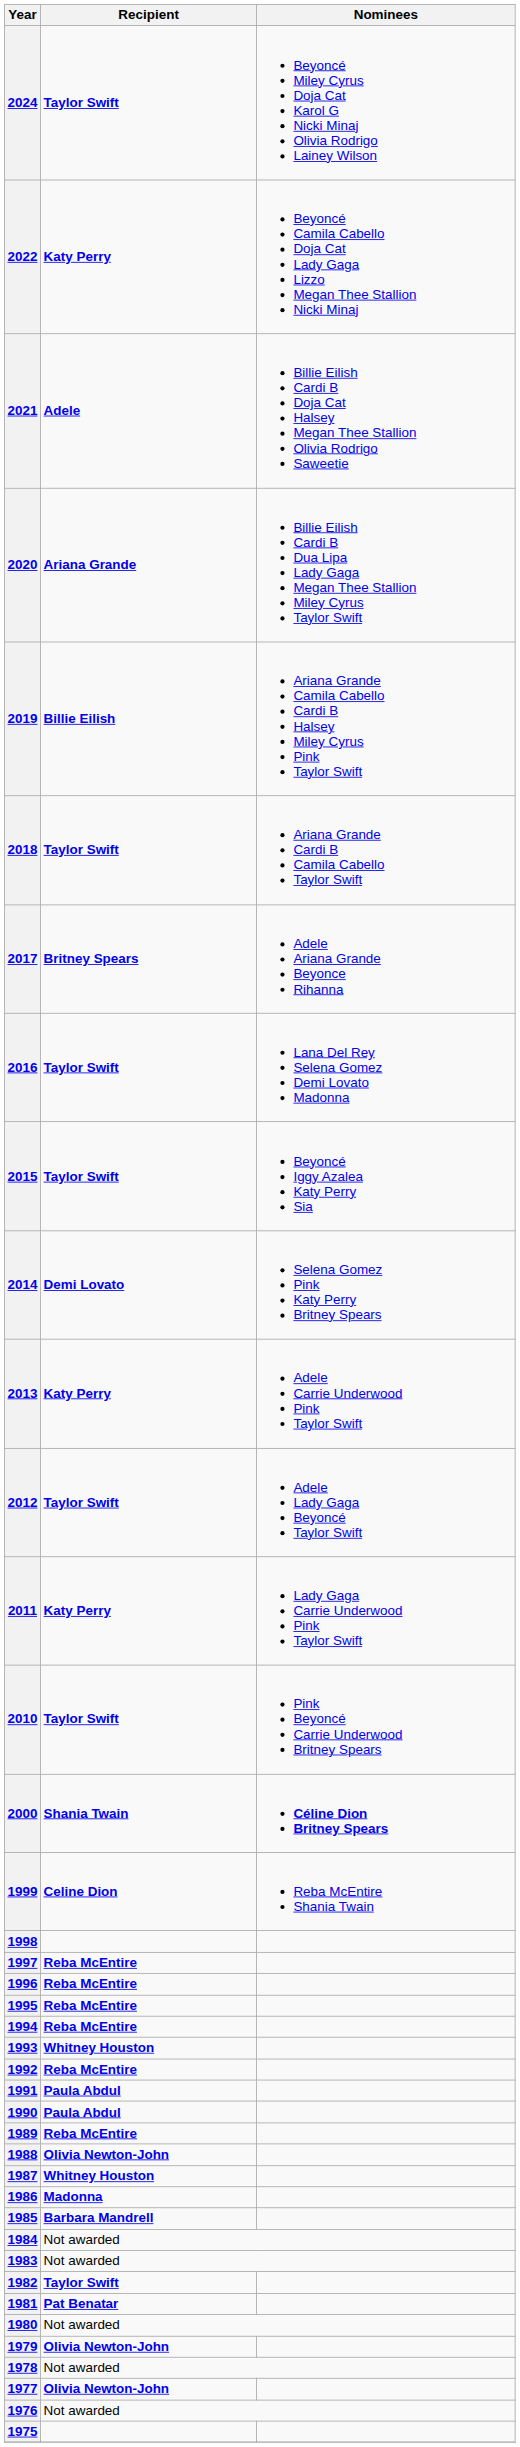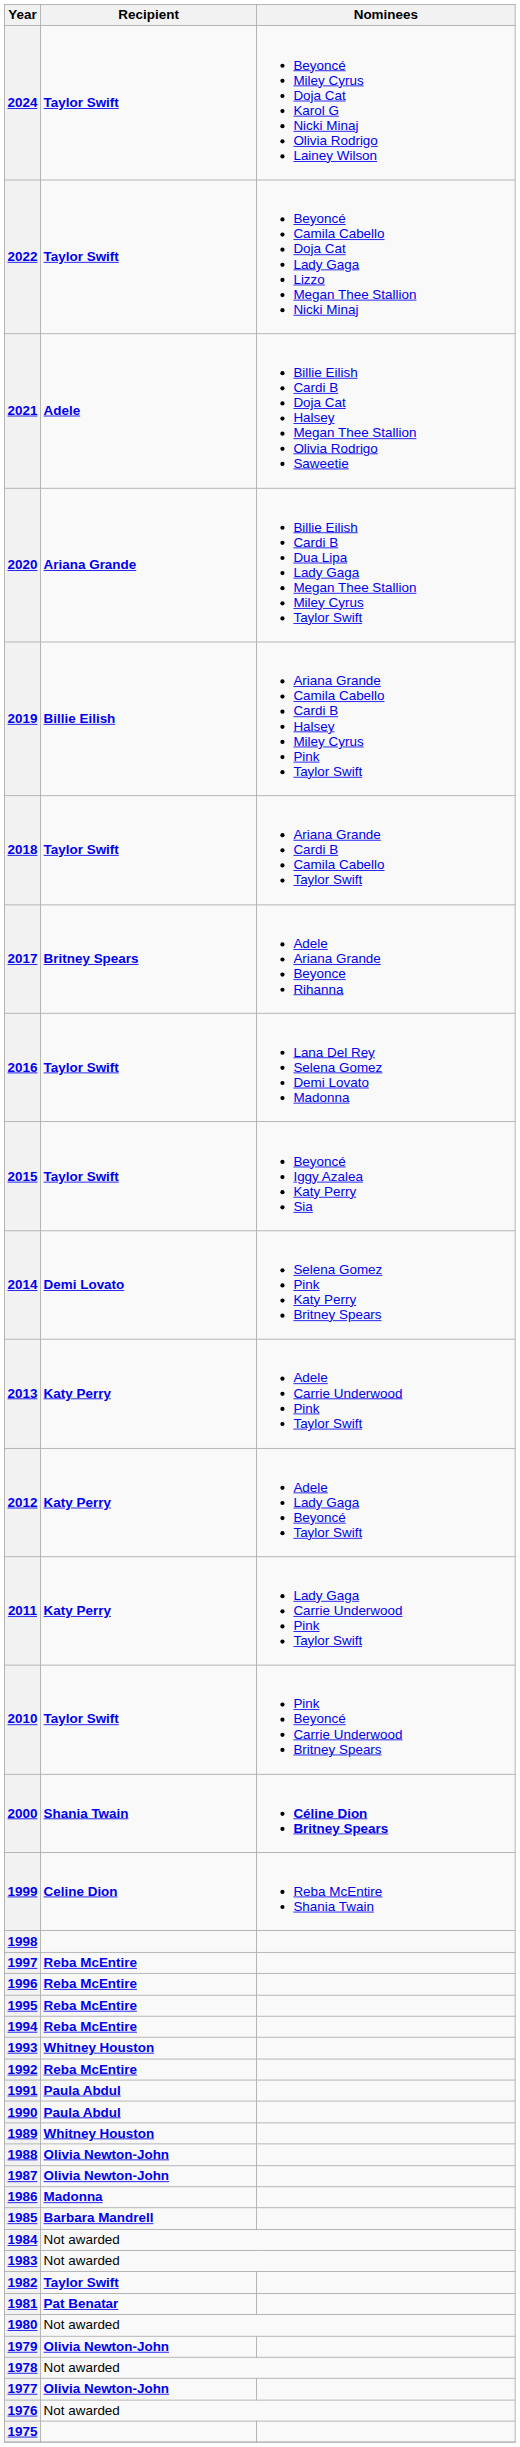(77, 256) Katy Perry -> (81, 256) Taylor Swift
(81, 1502) Taylor Swift -> (77, 1502) Katy Perry
(90, 2133) Reba McEntire -> (99, 2133) Whitney Houston
(99, 2176) Whitney Houston -> (106, 2176) Olivia Newton-John
